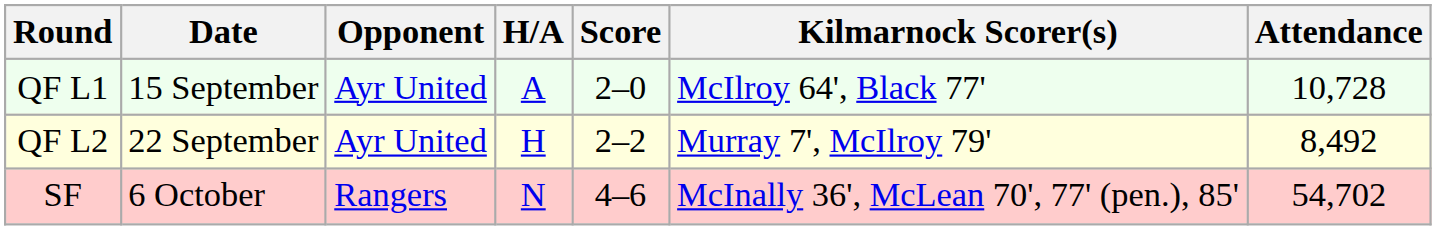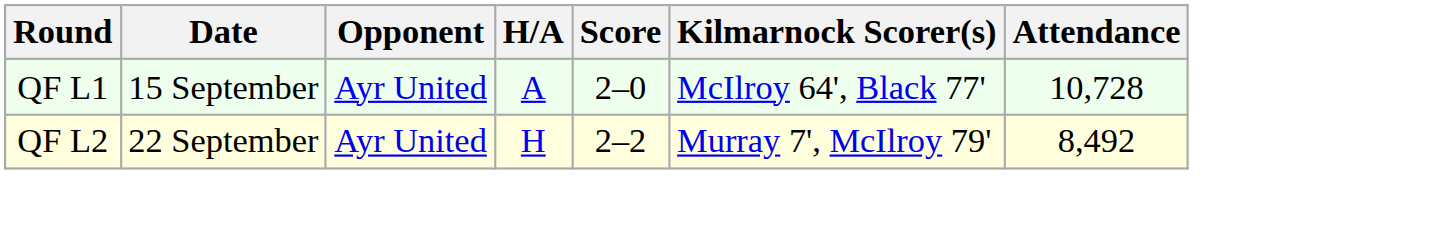- row: (63, 195)
